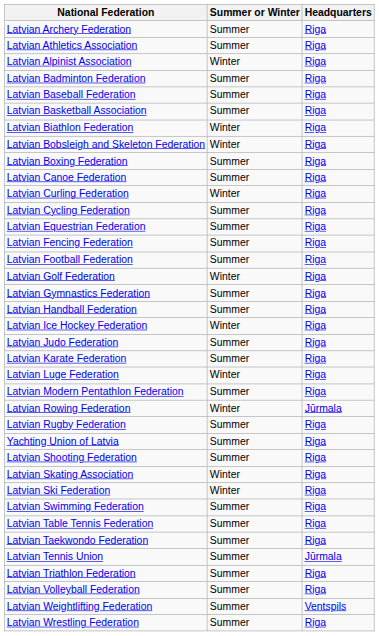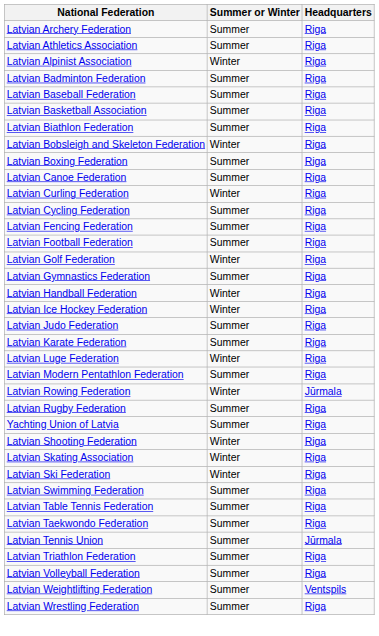(225, 128) Winter -> (229, 128) Summer
- row: (76, 227)
(229, 309) Summer -> (225, 293) Winter
(229, 458) Summer -> (225, 441) Winter
